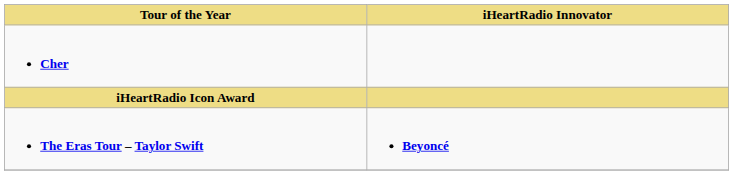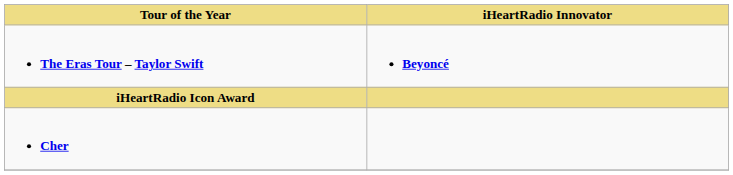rows swapped: (185, 146) <-> (185, 64)
